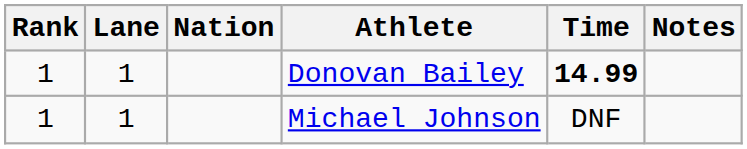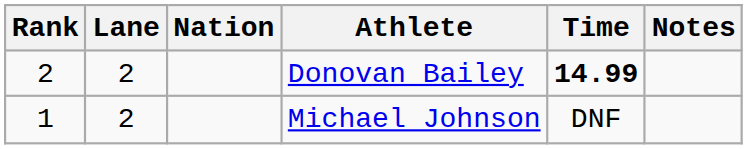(45, 74) 1 -> (45, 74) 2
(126, 74) 1 -> (126, 74) 2
(126, 119) 1 -> (126, 119) 2
